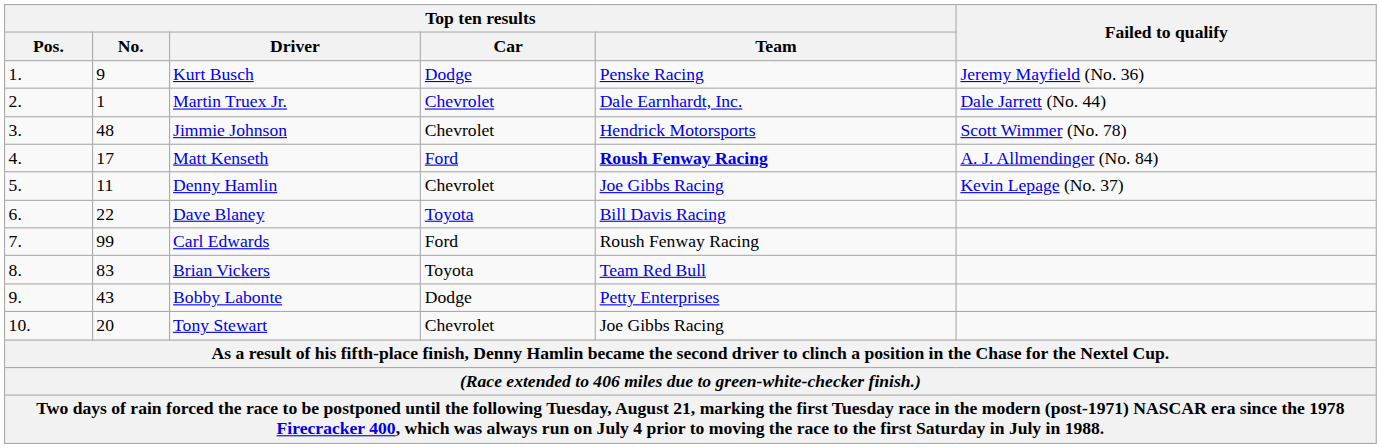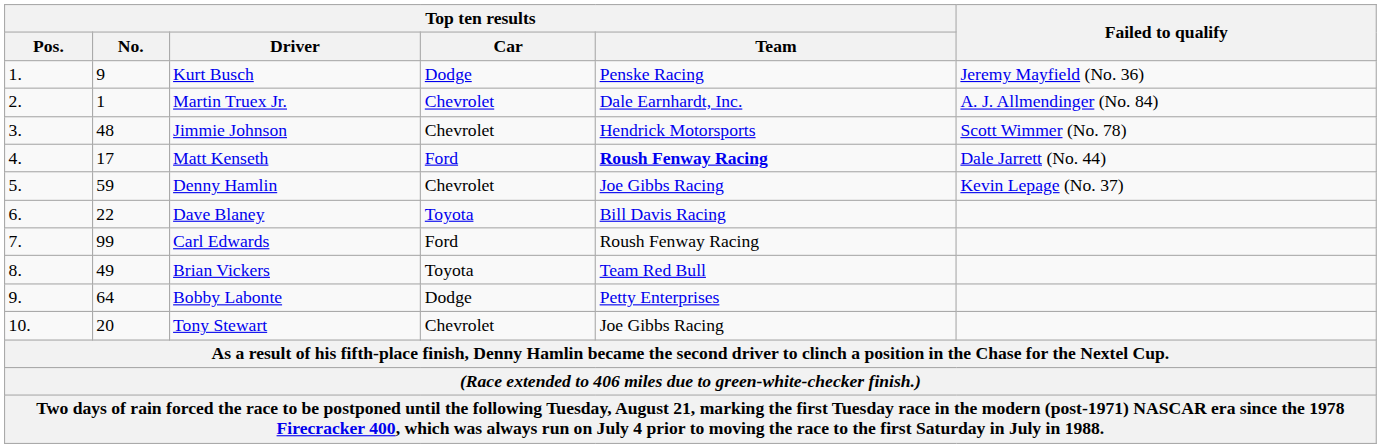(1033, 102) Dale Jarrett (No. 44) -> (1059, 102) A. J. Allmendinger (No. 84)
(1059, 158) A. J. Allmendinger (No. 84) -> (1033, 158) Dale Jarrett (No. 44)
(105, 185) 11 -> (105, 185) 59
(105, 269) 83 -> (105, 269) 49
(105, 297) 43 -> (105, 297) 64
